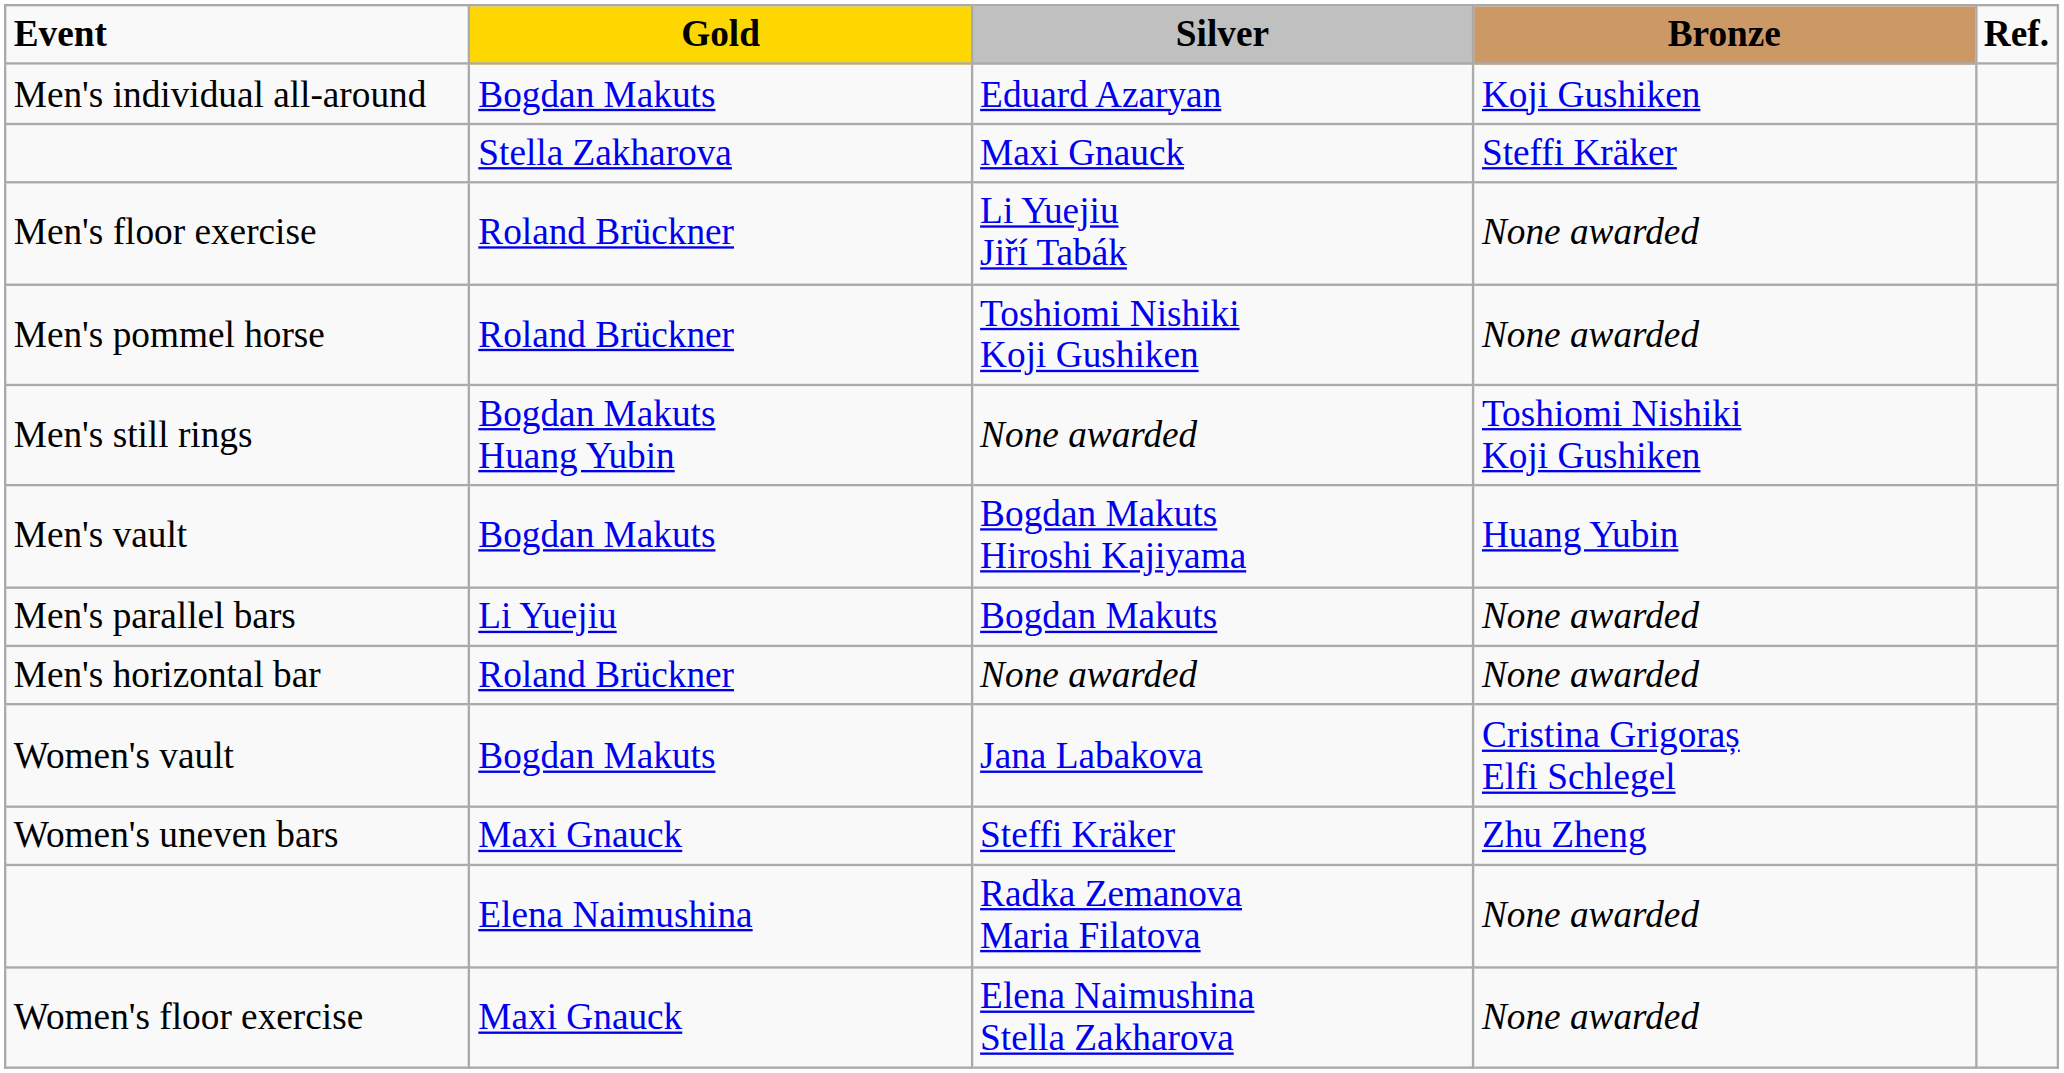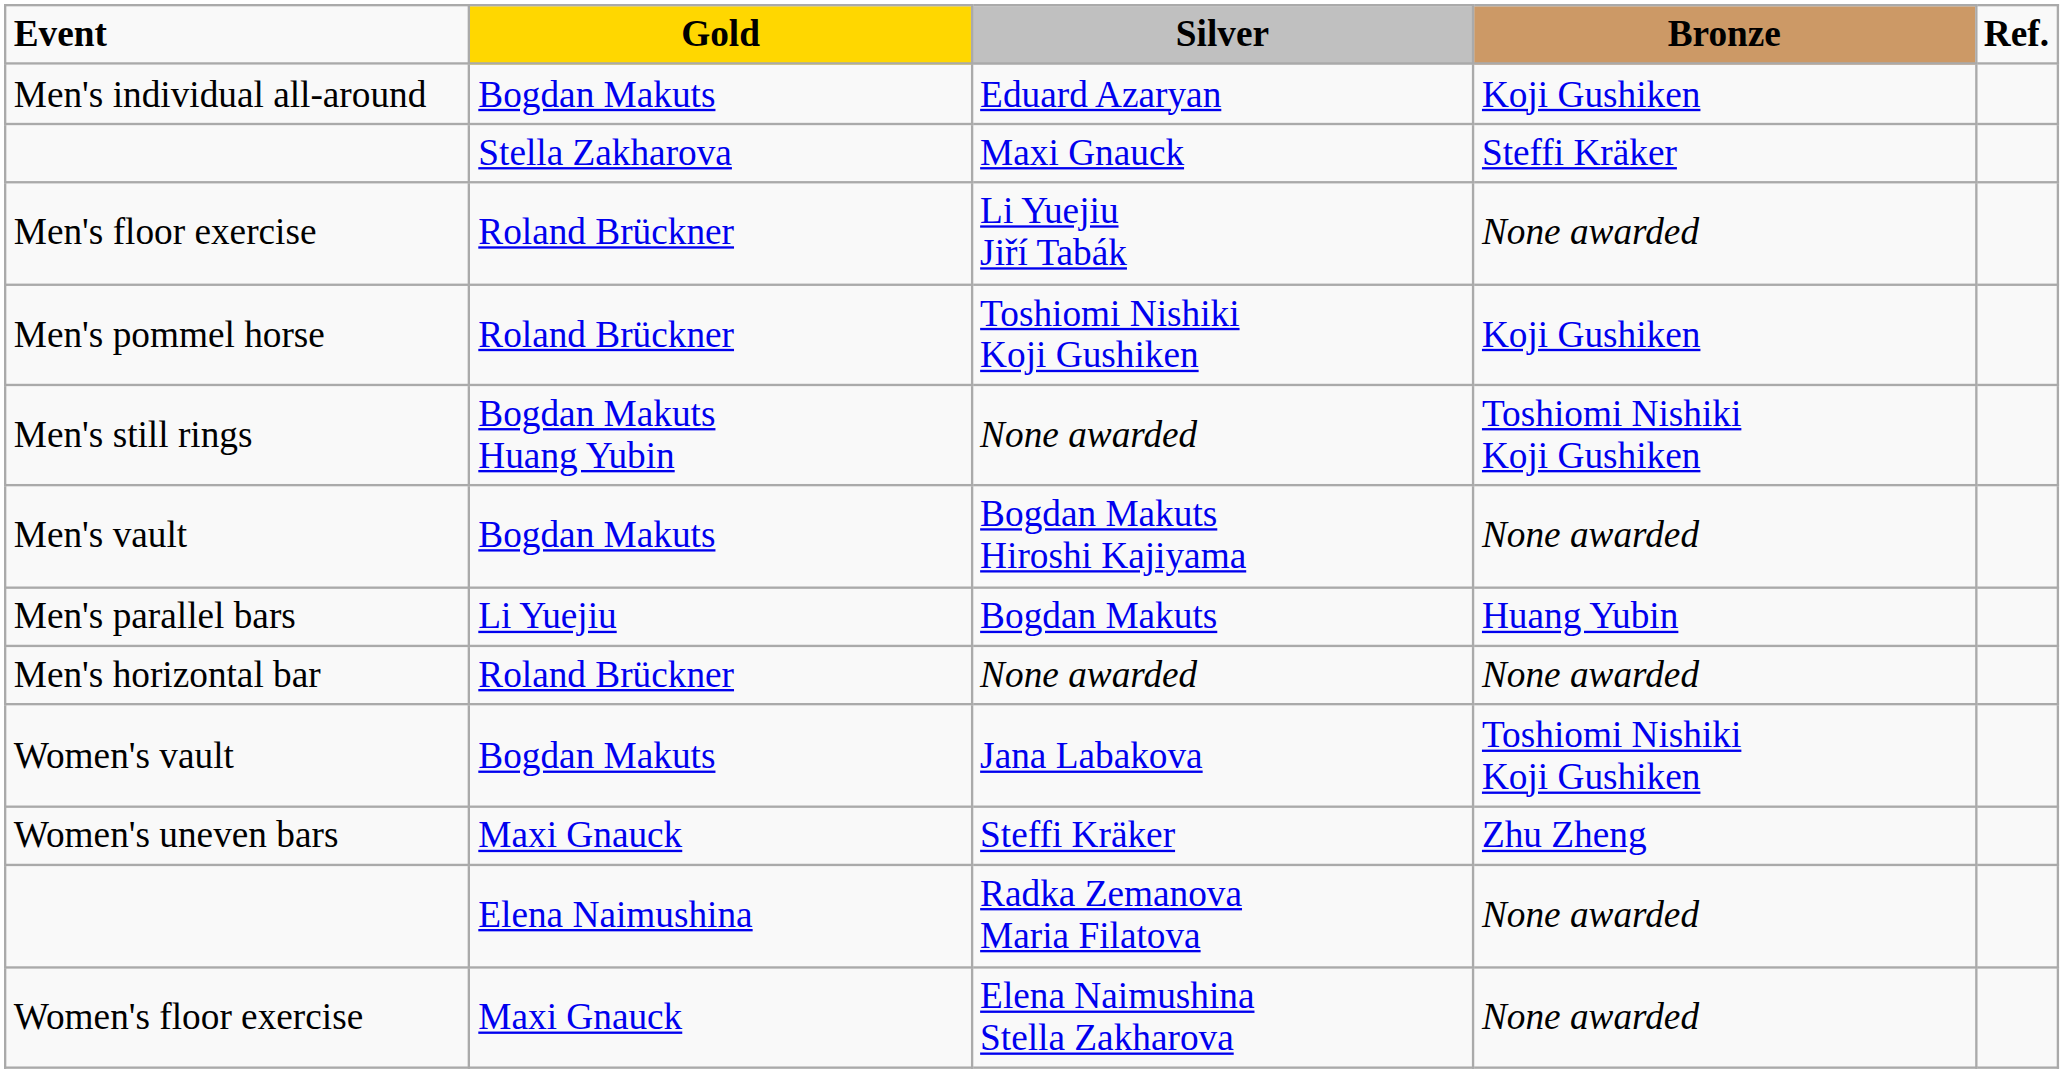(1591, 333) None awarded -> (1591, 333) Koji Gushiken
(1580, 535) Huang Yubin -> (1591, 535) None awarded
(1591, 615) None awarded -> (1580, 615) Huang Yubin
(1611, 754) Cristina Grigoraș Elfi Schlegel -> (1612, 754) Toshiomi Nishiki Koji Gushiken
